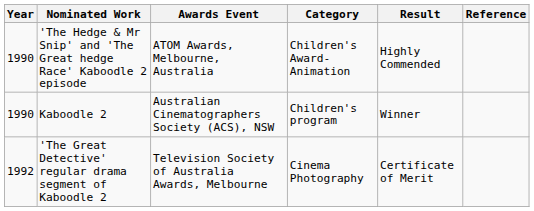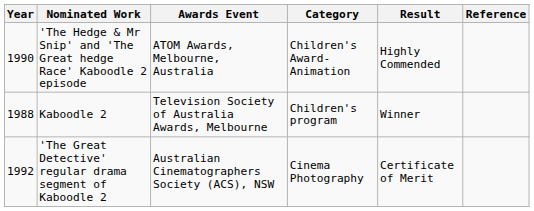(21, 114) 1990 -> (21, 114) 1988
(214, 114) Australian Cinematographers Society (ACS), NSW -> (214, 114) Television Society of Australia Awards, Melbourne
(214, 171) Television Society of Australia Awards, Melbourne -> (214, 171) Australian Cinematographers Society (ACS), NSW
